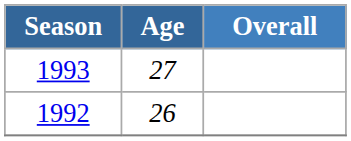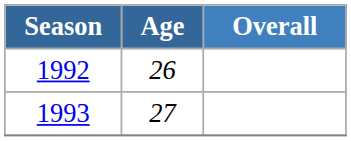rows swapped: (63, 113) <-> (63, 70)
